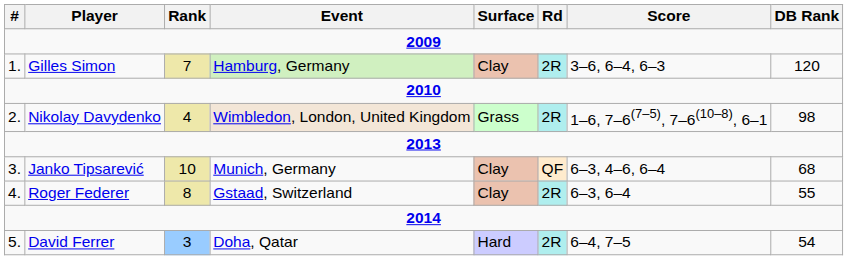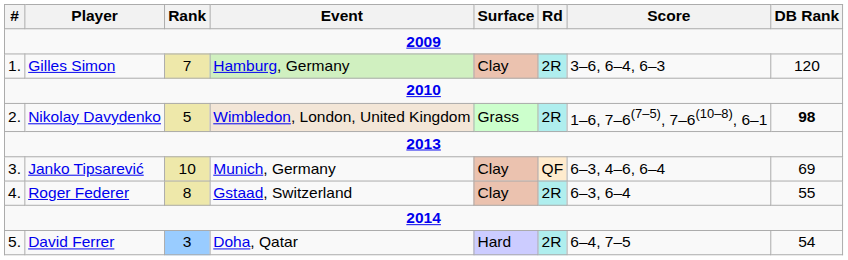(187, 117) 4 -> (187, 117) 5
(807, 117) normal -> (807, 117) bold
(807, 168) 68 -> (807, 168) 69
